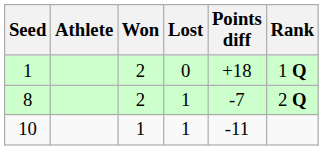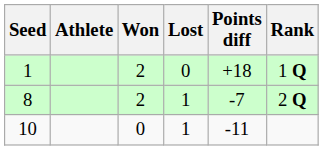(141, 129) 1 -> (141, 129) 0
